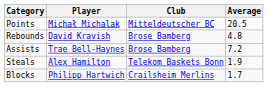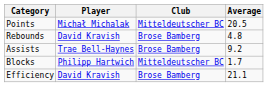(235, 50) 7.2 -> (235, 50) 9.2
- row: (21, 62)
(171, 75) Crailsheim Merlins -> (181, 62) Mitteldeutscher BC
+ row: (30, 75)
